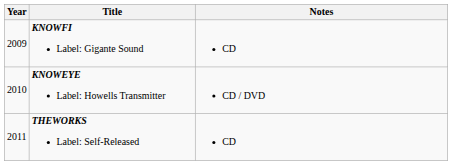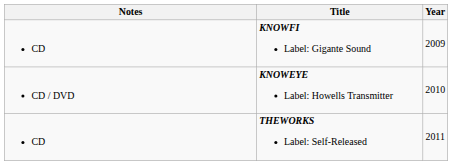columns swapped: (17, 12) <-> (321, 12)
